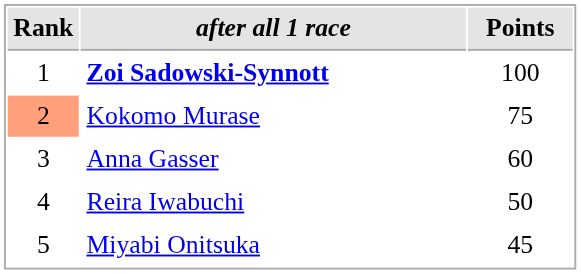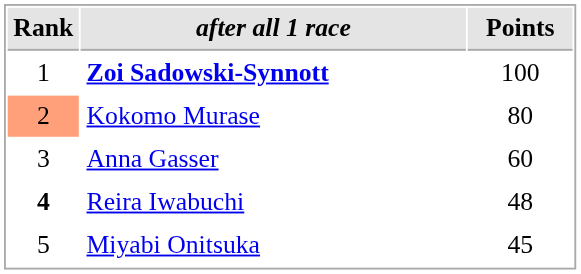(520, 115) 75 -> (520, 115) 80
(43, 201) normal -> (43, 201) bold
(520, 201) 50 -> (520, 201) 48
